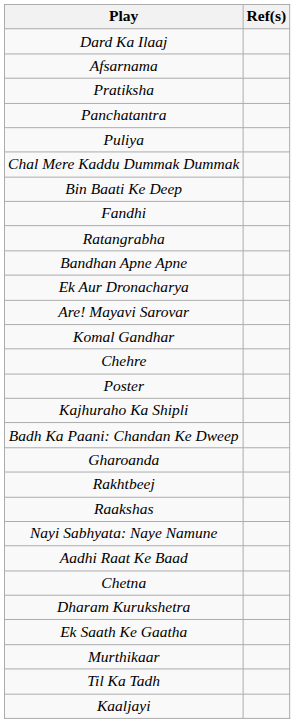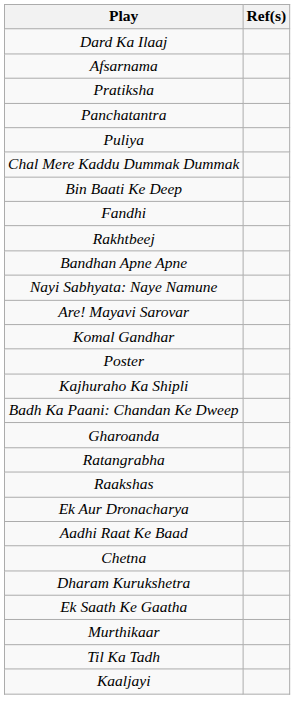rows swapped: (124, 484) <-> (124, 238)
rows swapped: (124, 287) <-> (124, 533)
- row: (124, 361)
